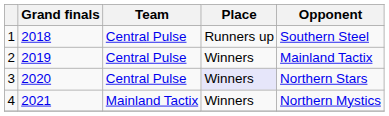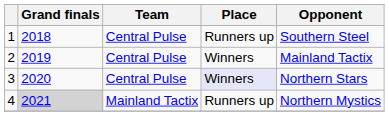(36, 100) no background -> (36, 100) lightgrey background
(229, 100) Winners -> (239, 100) Runners up
